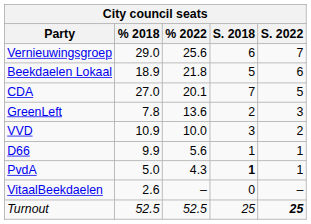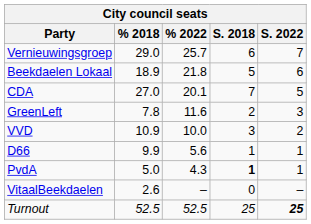(195, 53) 25.6 -> (195, 53) 25.7
(195, 111) 13.6 -> (195, 111) 11.6
